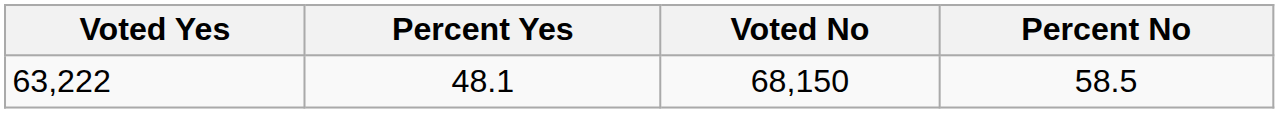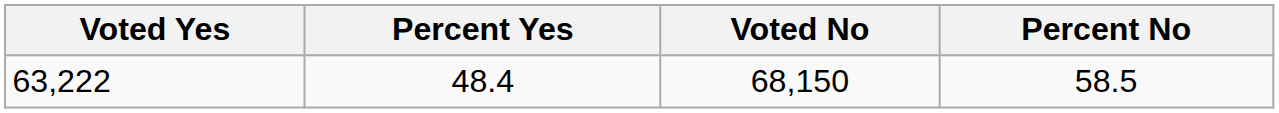(483, 81) 48.1 -> (483, 81) 48.4
